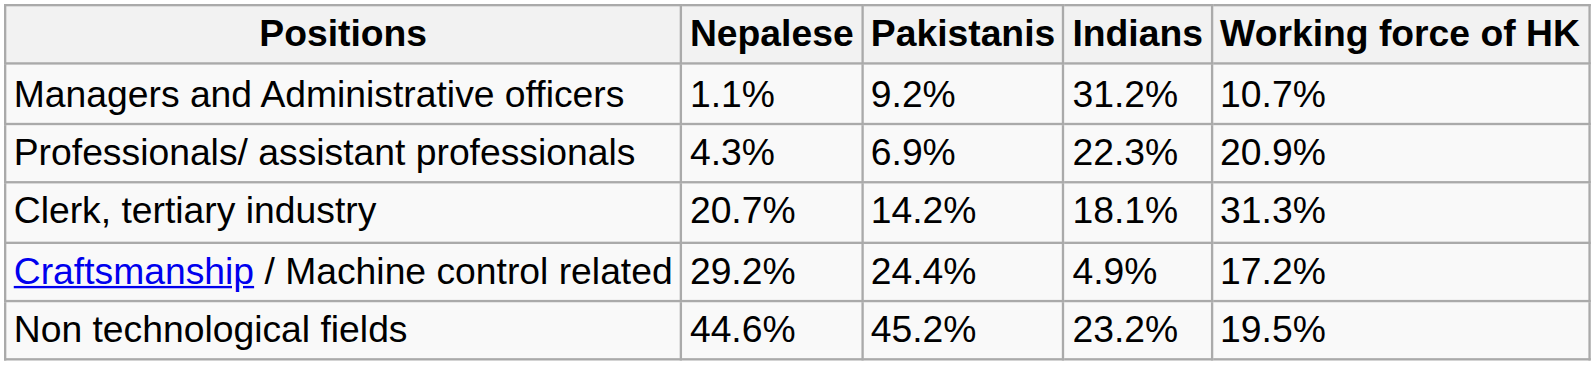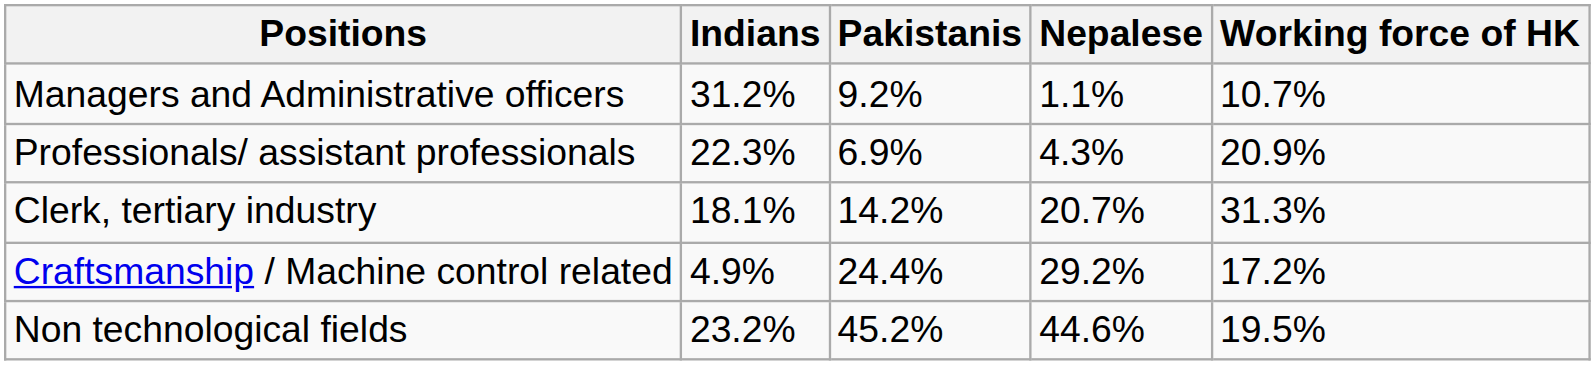columns swapped: (1138, 34) <-> (772, 34)
